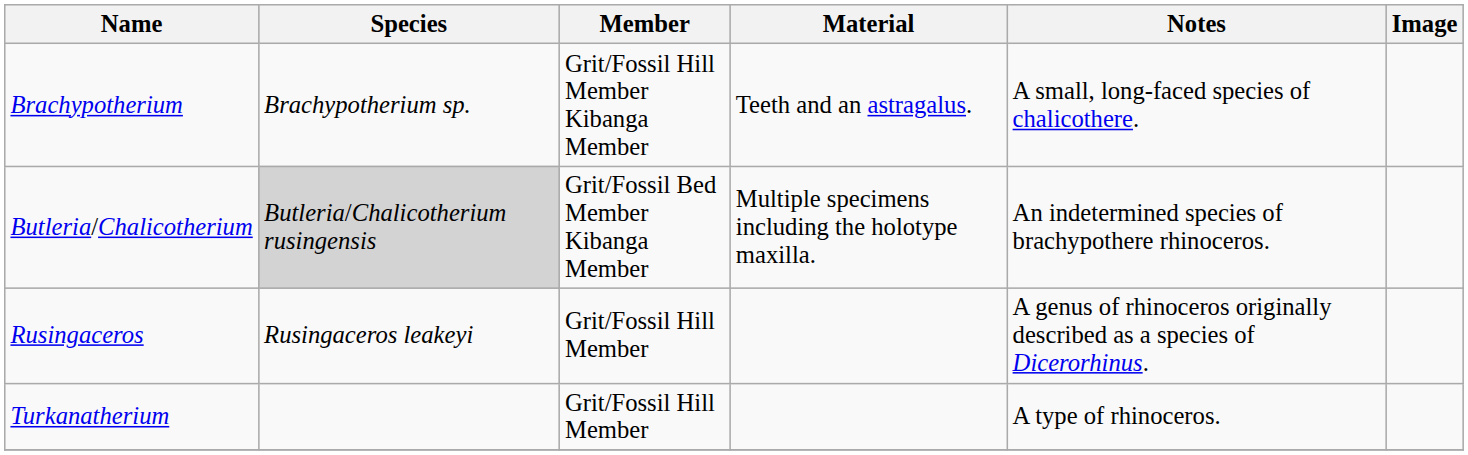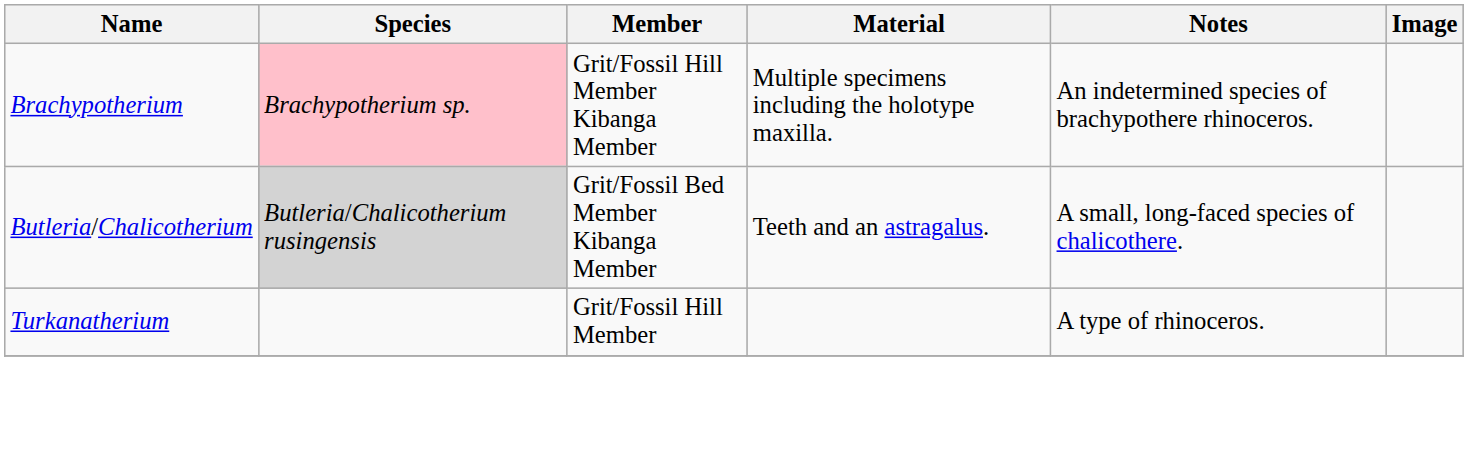(367, 104) no background -> (367, 104) pink background
(854, 104) Teeth and an astragalus. -> (864, 104) Multiple specimens including the holotype maxilla.
(1161, 104) A small, long-faced species of chalicothere. -> (1192, 104) An indetermined species of brachypothere rhinoceros.
(847, 226) Multiple specimens including the holotype maxilla. -> (871, 226) Teeth and an astragalus.
(1148, 226) An indetermined species of brachypothere rhinoceros. -> (1205, 226) A small, long-faced species of chalicothere.
- row: (77, 335)
